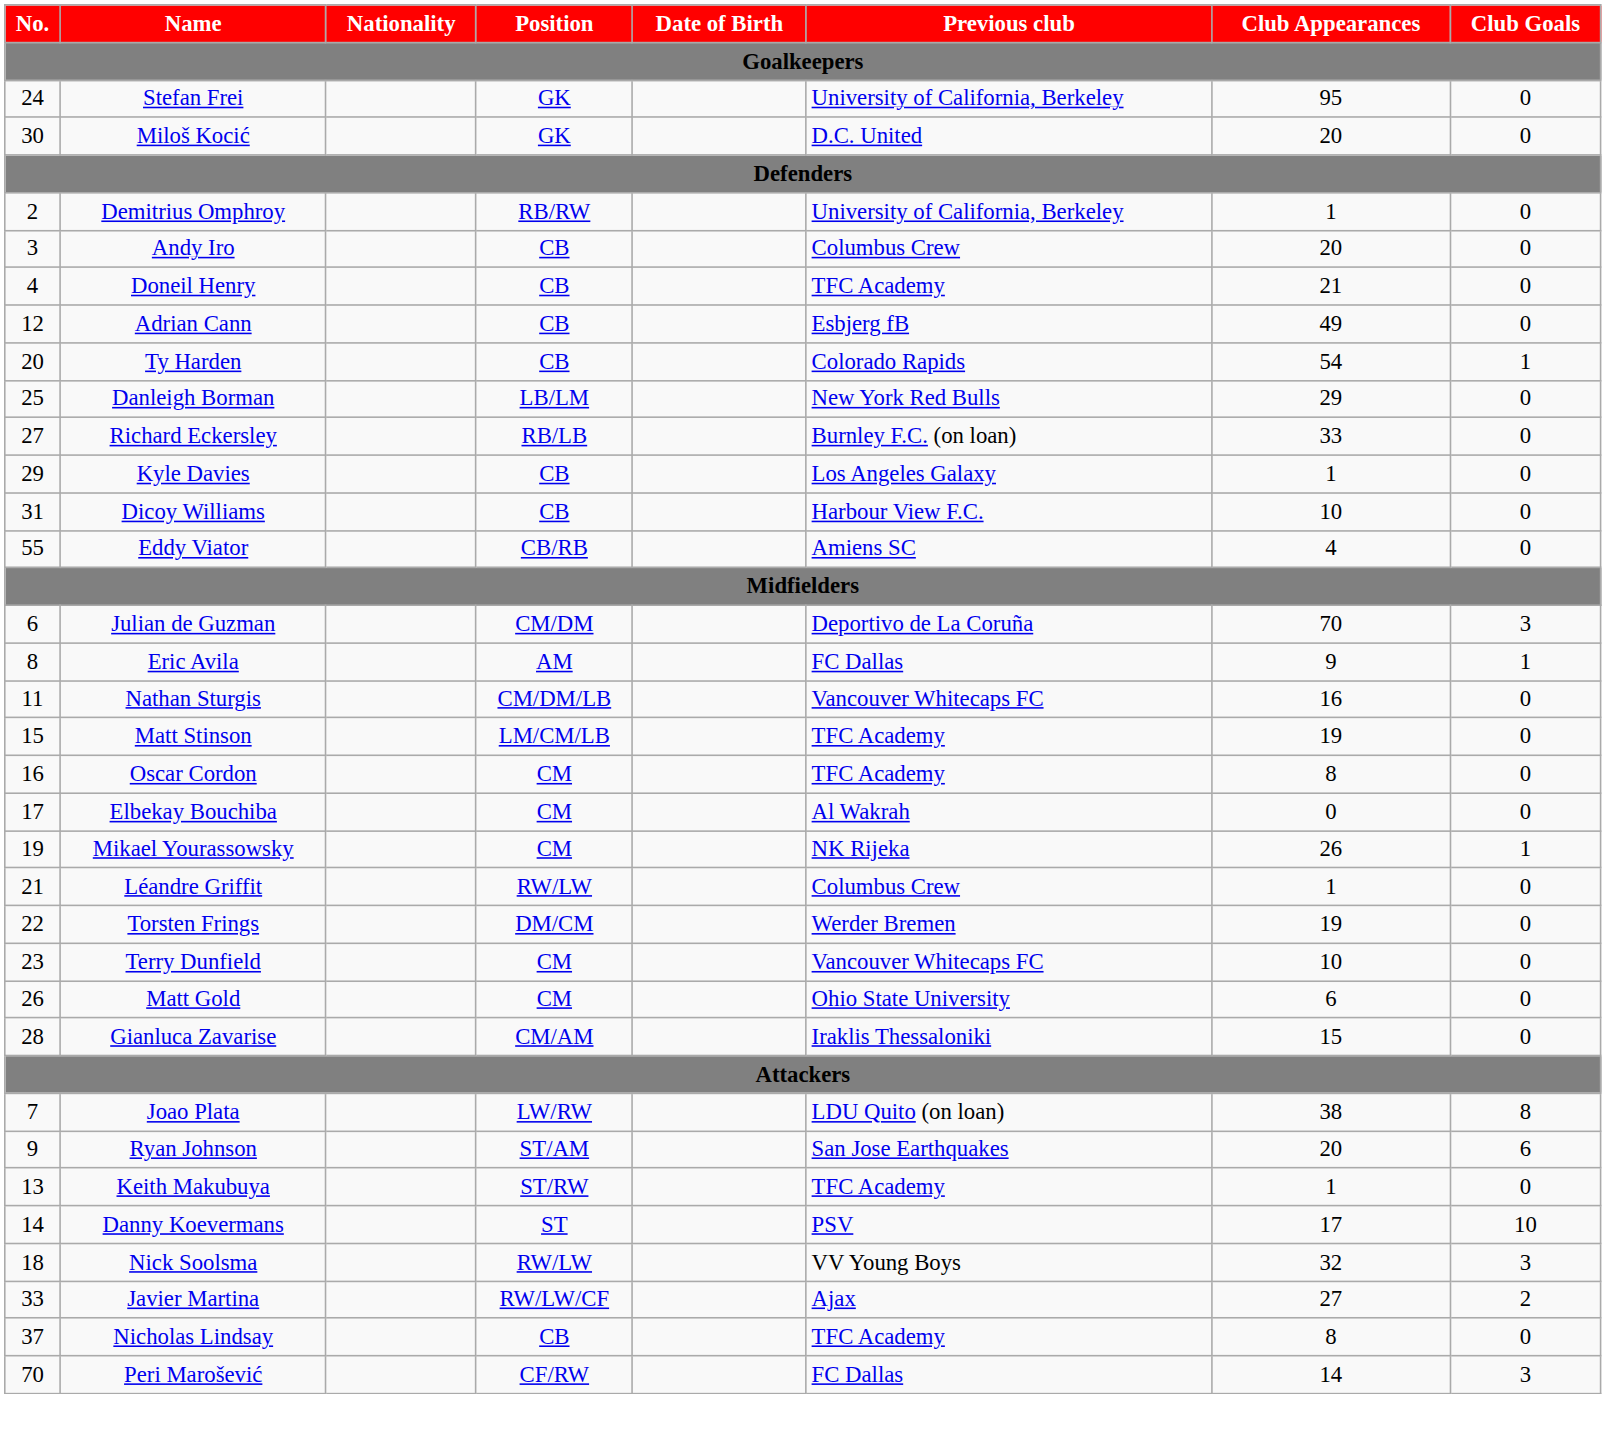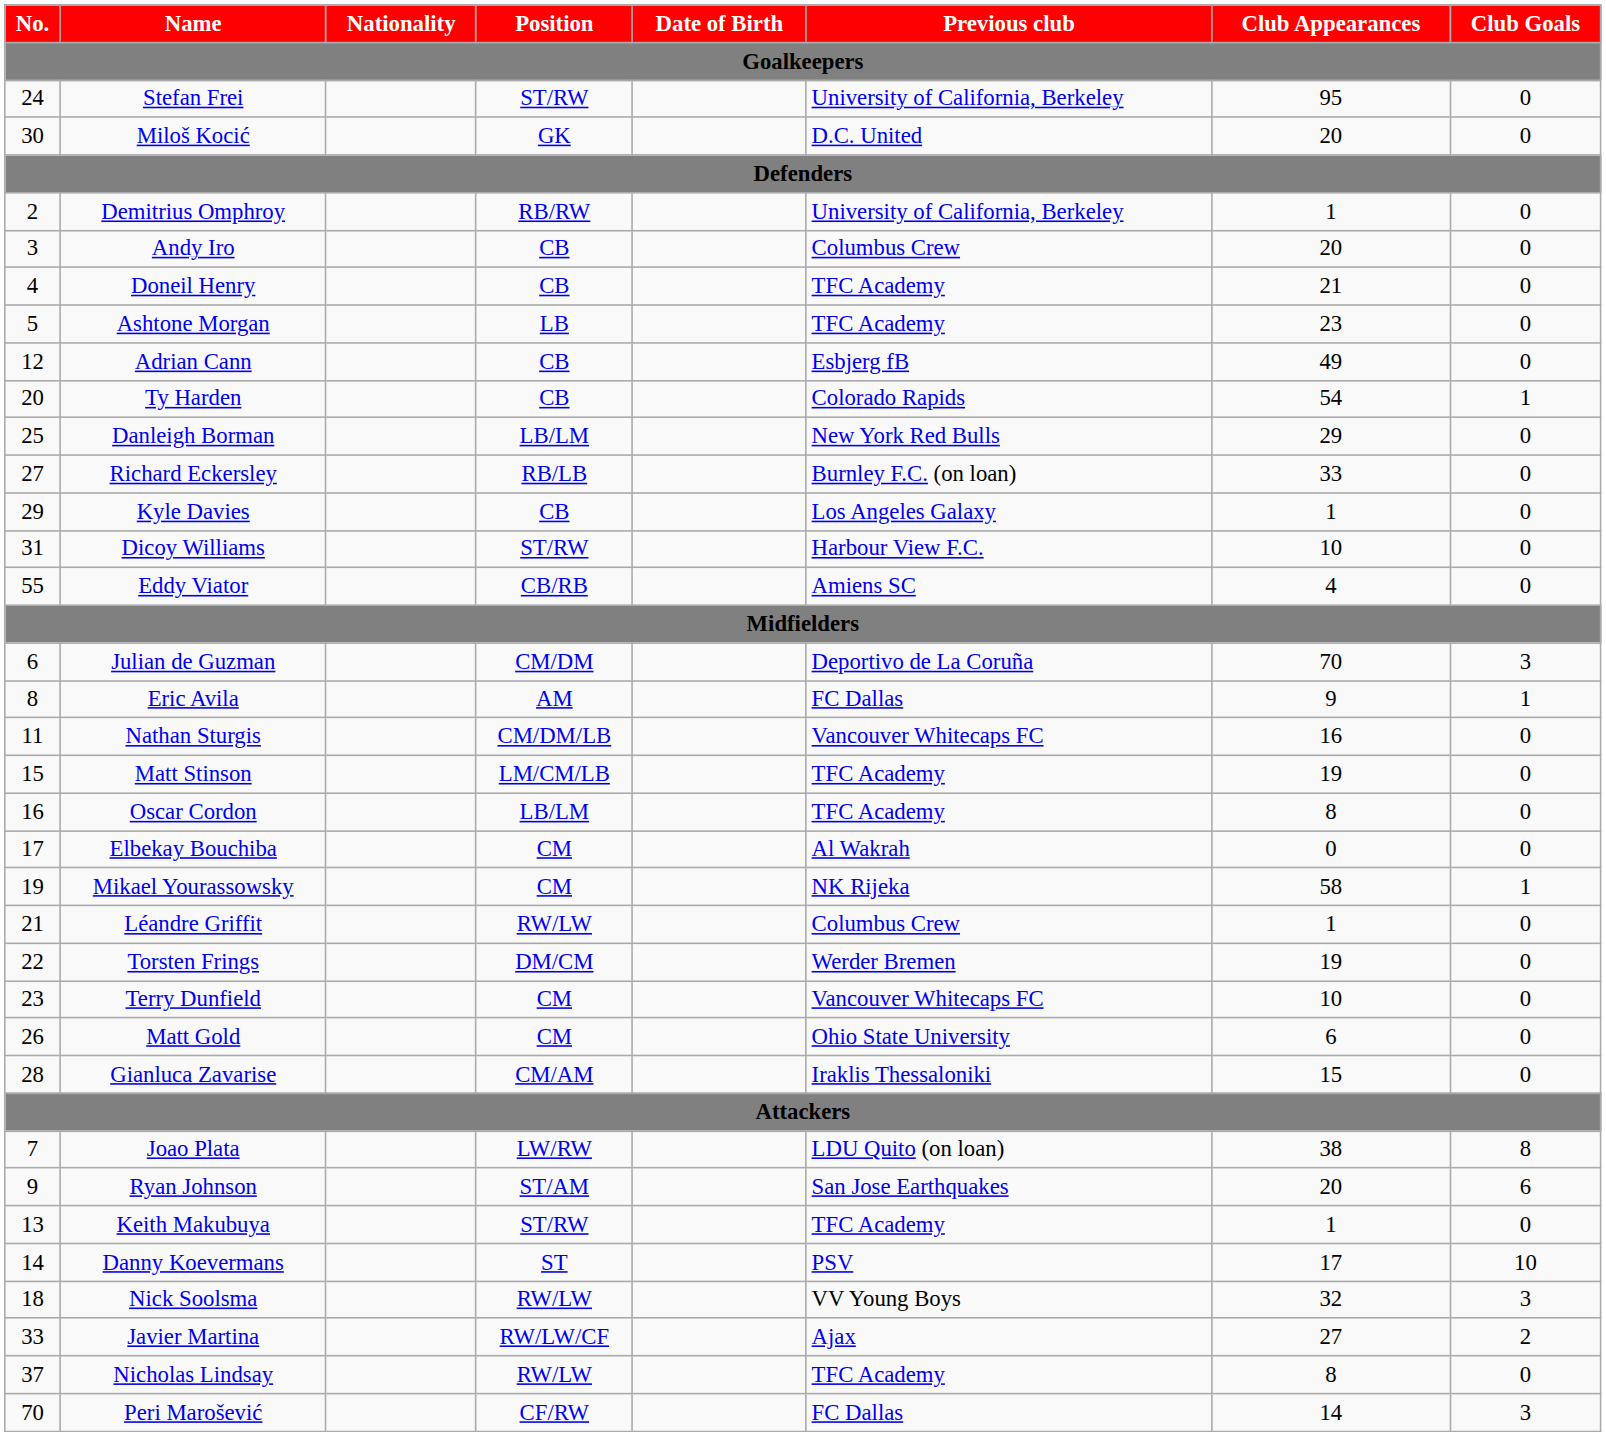(554, 98) GK -> (554, 98) ST/RW
+ row: (193, 323)
(554, 511) CB -> (554, 549) ST/RW
(554, 774) CM -> (554, 811) LB/LM
(1331, 849) 26 -> (1331, 886) 58
(554, 1337) CB -> (554, 1374) RW/LW
